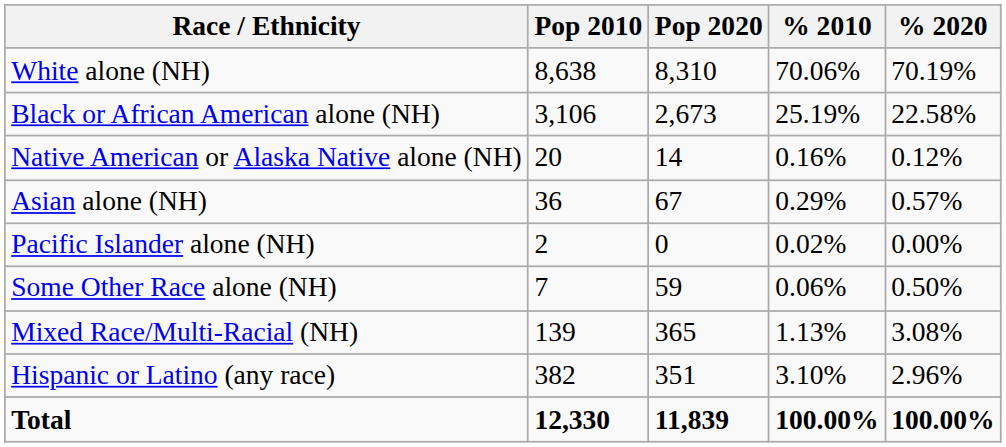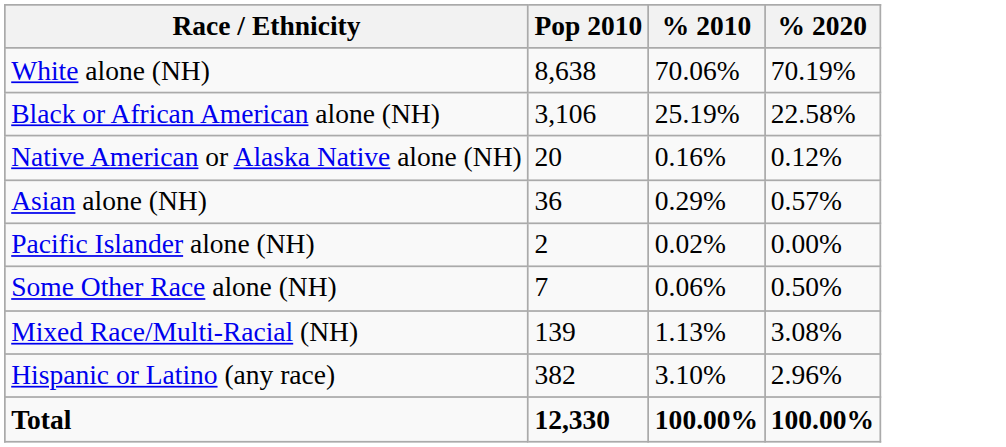- column: (709, 26)
